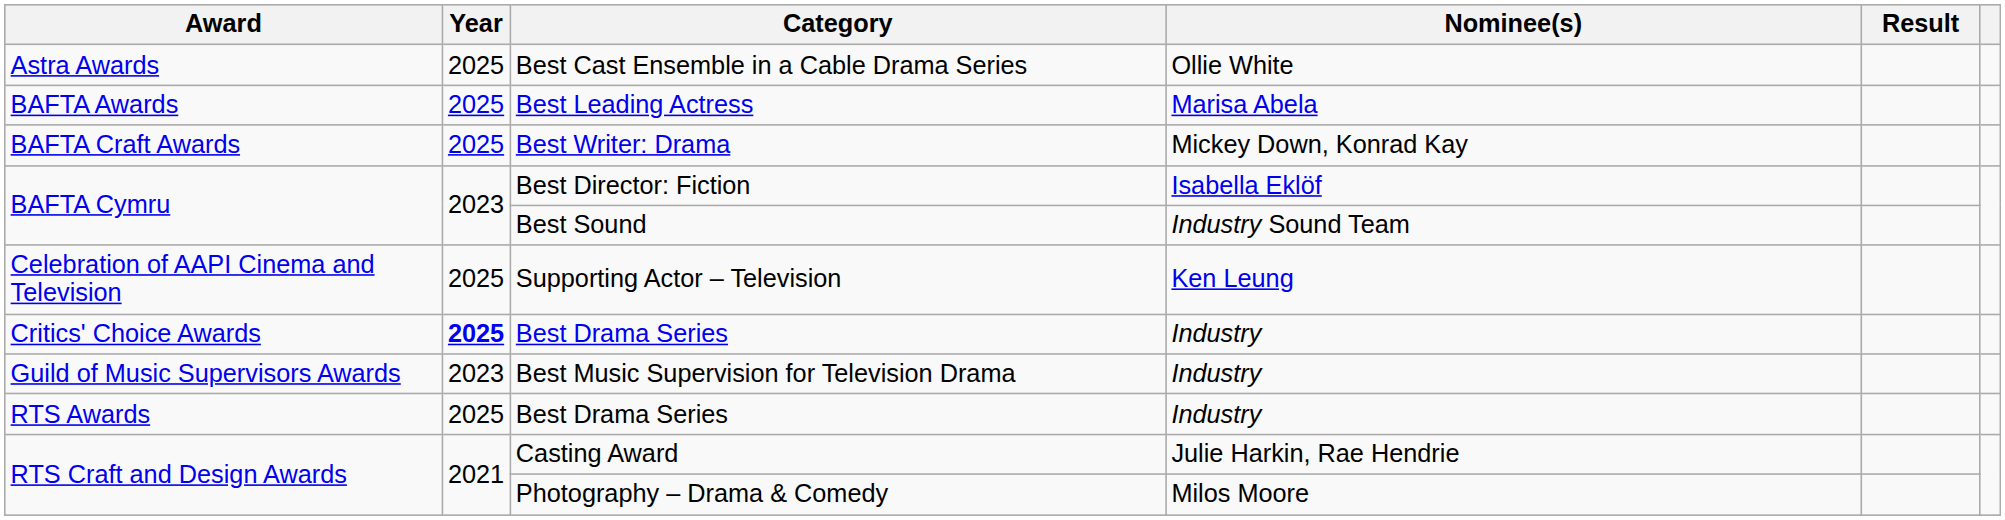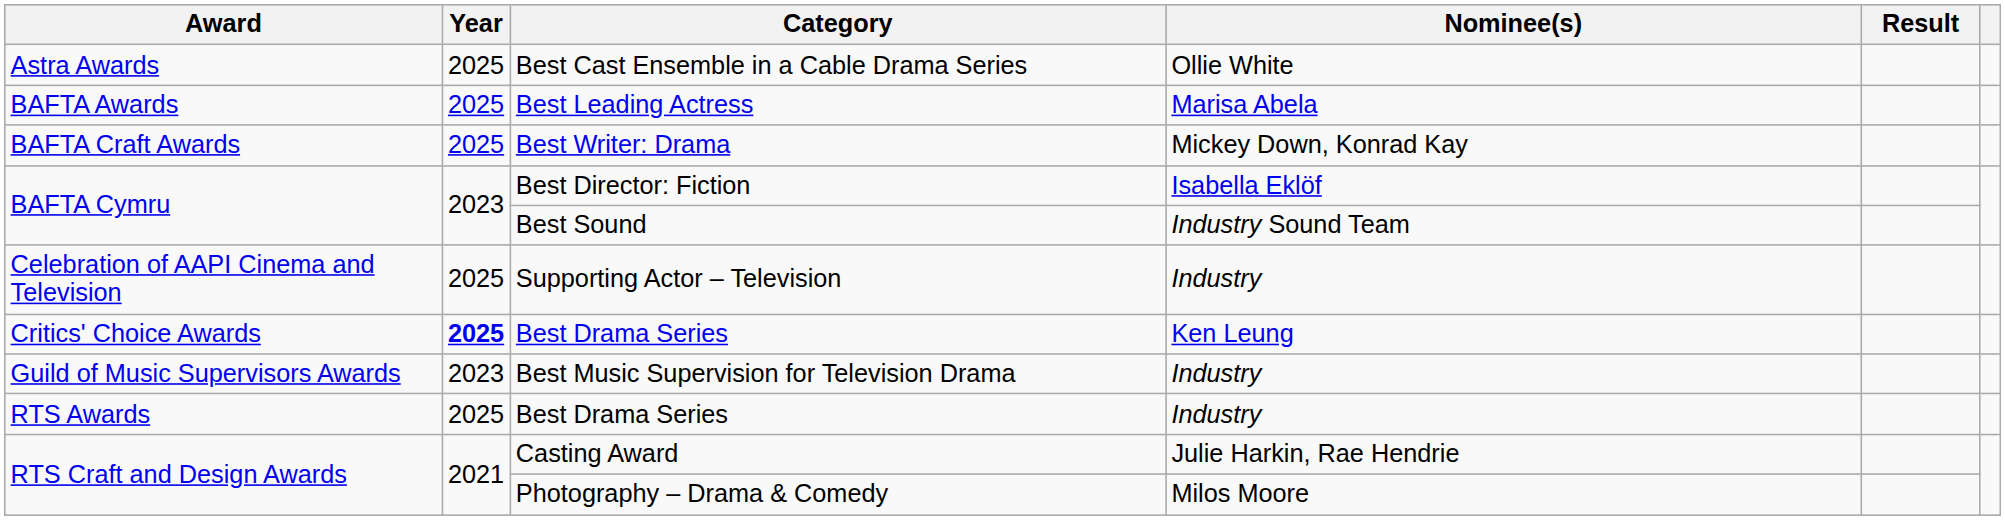(1233, 279) Ken Leung -> (1216, 279) Industry
(1216, 333) Industry -> (1233, 333) Ken Leung
